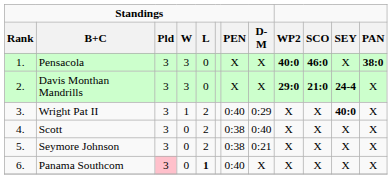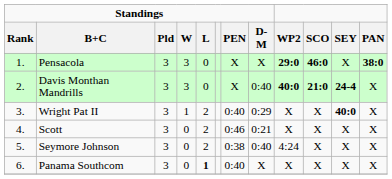(289, 62) 40:0 -> (289, 62) 29:0
(261, 86) X -> (261, 86) 0:40
(289, 86) 29:0 -> (289, 86) 40:0
(235, 129) 0:38 -> (235, 129) 0:46
(261, 129) 0:40 -> (261, 129) 0:21
(261, 147) 0:21 -> (261, 147) 0:40
(289, 147) X -> (289, 147) 4:24
(166, 165) pink background -> (166, 165) no background
